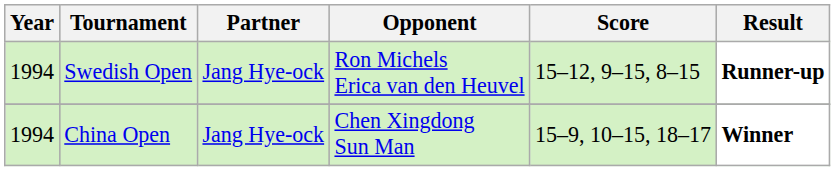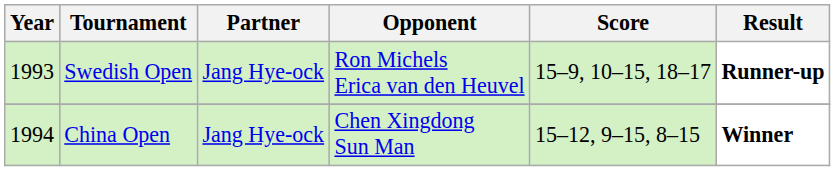(32, 72) 1994 -> (32, 72) 1993
(617, 72) 15–12, 9–15, 8–15 -> (623, 72) 15–9, 10–15, 18–17
(623, 134) 15–9, 10–15, 18–17 -> (617, 134) 15–12, 9–15, 8–15
